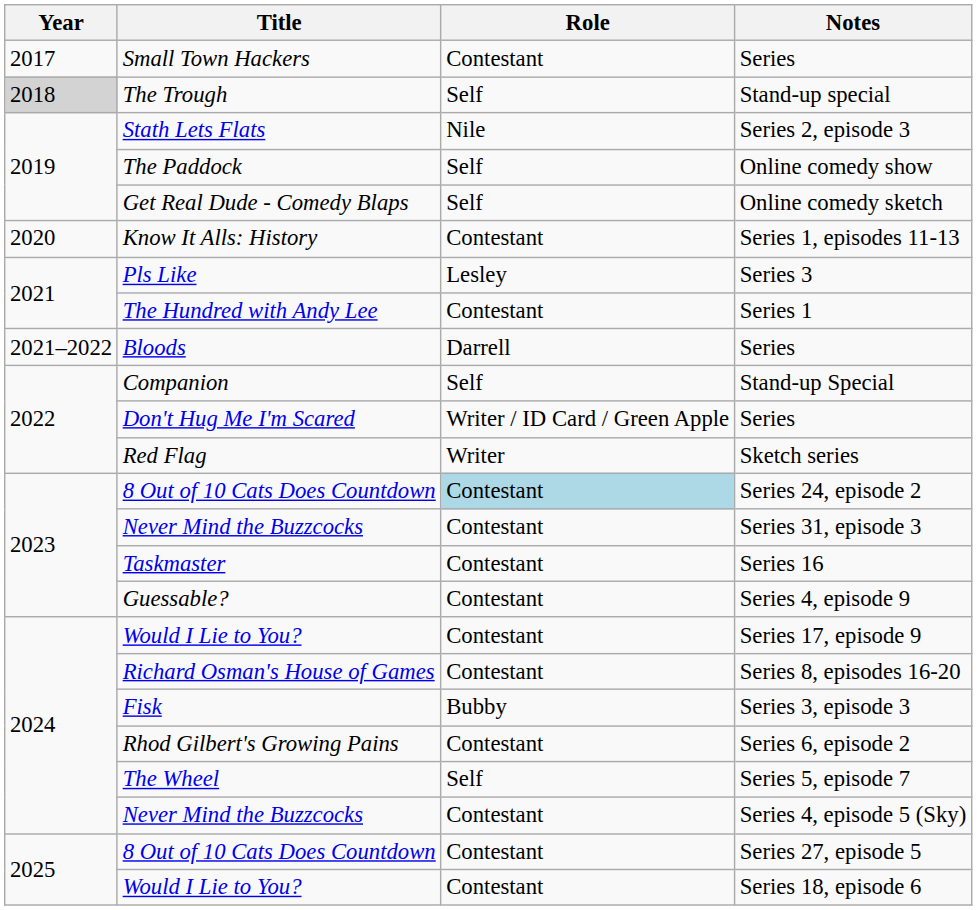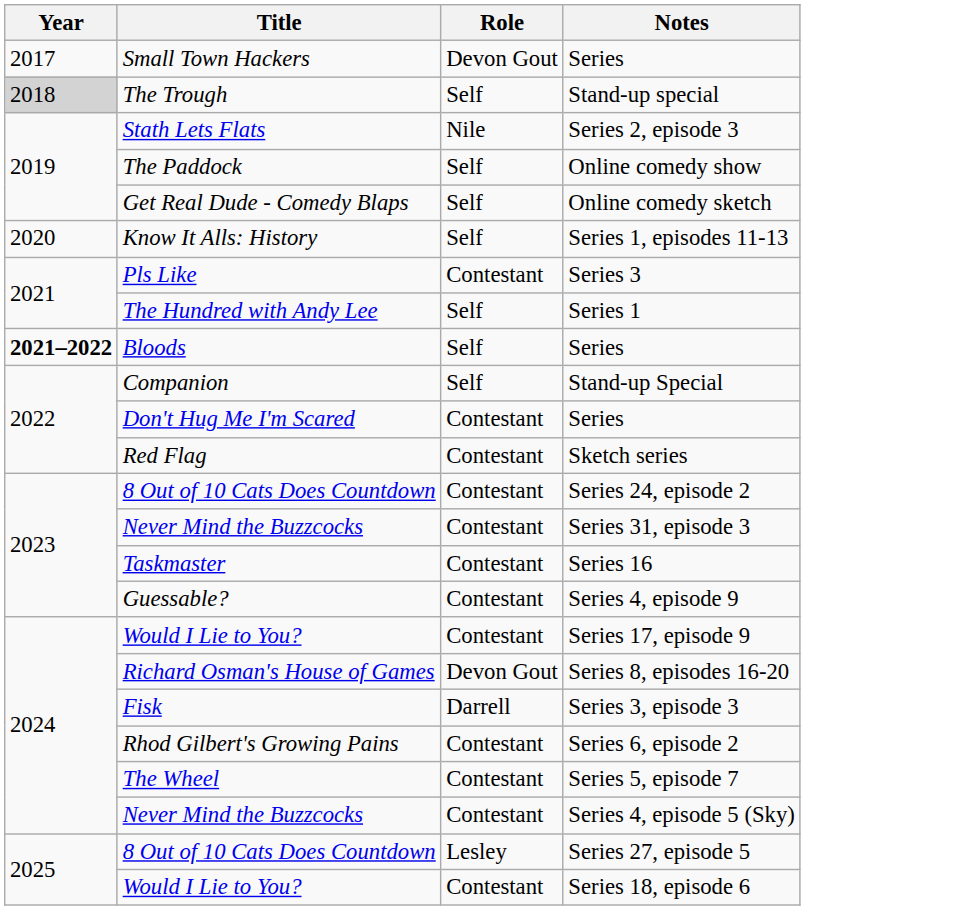(495, 58) Contestant -> (502, 58) Devon Gout
(495, 238) Contestant -> (465, 238) Self
(476, 274) Lesley -> (495, 274) Contestant
(495, 310) Contestant -> (465, 310) Self
(61, 346) normal -> (61, 346) bold
(478, 346) Darrell -> (465, 346) Self
(588, 418) Writer / ID Card / Green Apple -> (495, 418) Contestant
(475, 454) Writer -> (495, 454) Contestant
(495, 490) lightblue background -> (495, 490) no background
(495, 671) Contestant -> (502, 671) Devon Gout
(476, 707) Bubby -> (478, 707) Darrell
(465, 779) Self -> (495, 779) Contestant
(495, 851) Contestant -> (476, 851) Lesley
